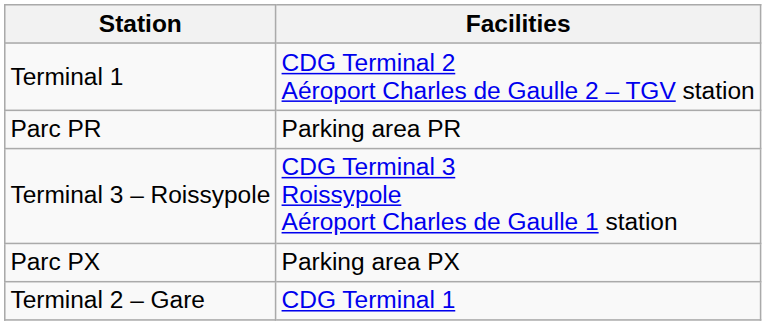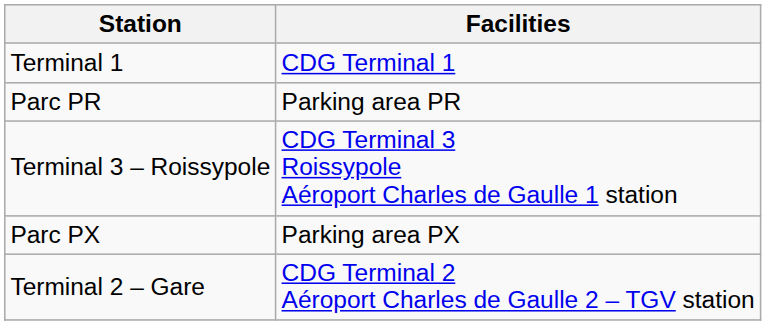(518, 76) CDG Terminal 2 Aéroport Charles de Gaulle 2 – TGV station -> (368, 62) CDG Terminal 1
(368, 300) CDG Terminal 1 -> (518, 286) CDG Terminal 2 Aéroport Charles de Gaulle 2 – TGV station
